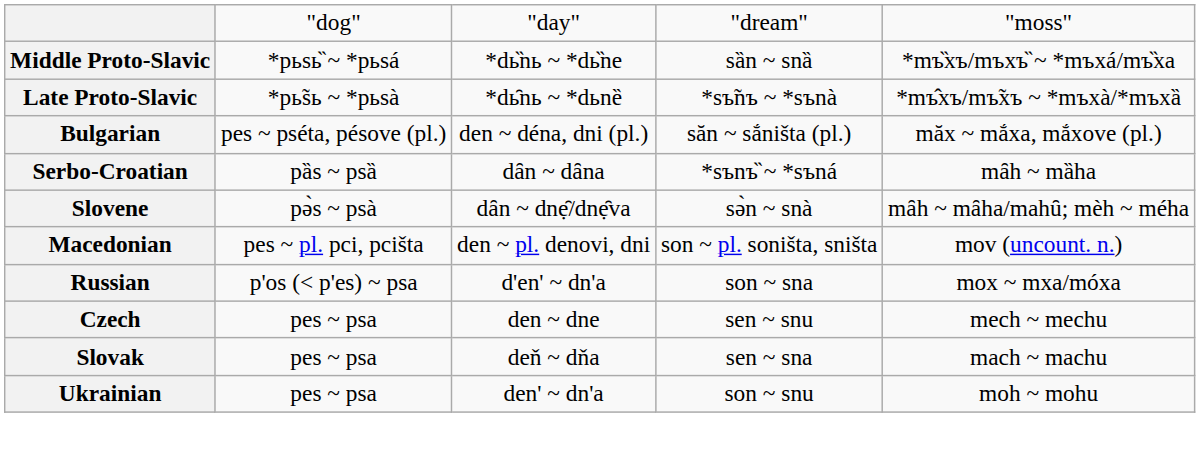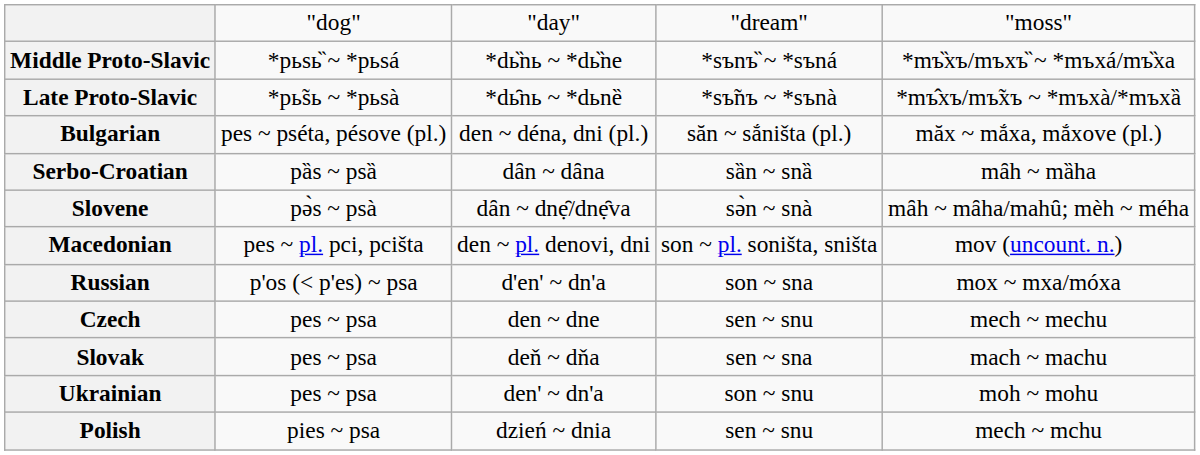(769, 60) sȁn ~ snȁ -> (769, 60) *sъnъ̏ ~ *sъná
(769, 171) *sъnъ̏ ~ *sъná -> (769, 171) sȁn ~ snȁ
+ row: (110, 430)
